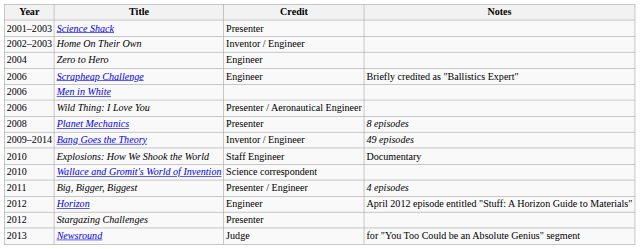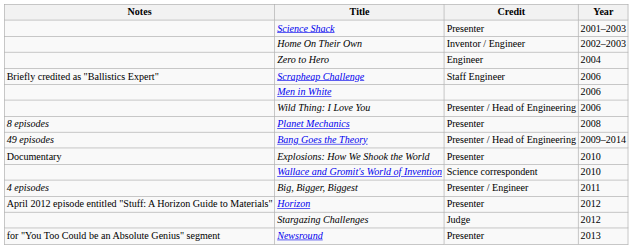columns swapped: (29, 12) <-> (499, 12)
(244, 76) Engineer -> (476, 76) Staff Engineer
(294, 108) Presenter / Aeronautical Engineer -> (511, 108) Presenter / Head of Engineering
(265, 140) Inventor / Engineer -> (511, 140) Presenter / Head of Engineering
(255, 156) Staff Engineer -> (465, 156) Presenter
(244, 204) Engineer -> (465, 204) Presenter
(245, 220) Presenter -> (458, 220) Judge
(238, 236) Judge -> (465, 236) Presenter
